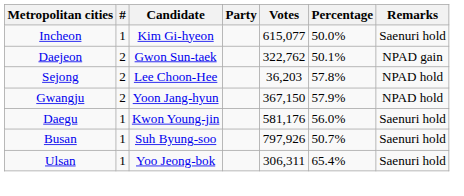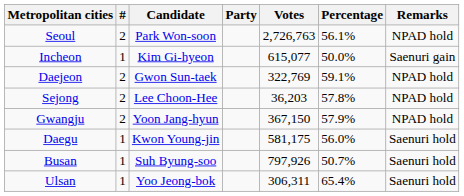+ row: (60, 35)
(413, 35) Saenuri hold -> (422, 56) Saenuri gain
(284, 56) 322,762 -> (289, 77) 322,769
(328, 56) 50.1% -> (338, 77) 59.1%
(413, 56) NPAD gain -> (422, 77) NPAD hold
(284, 118) 581,176 -> (289, 139) 581,175
